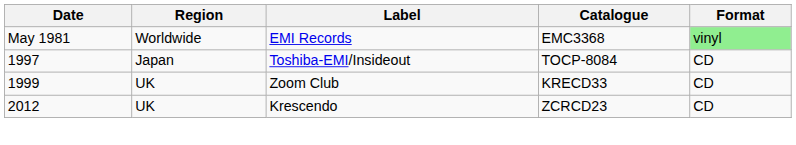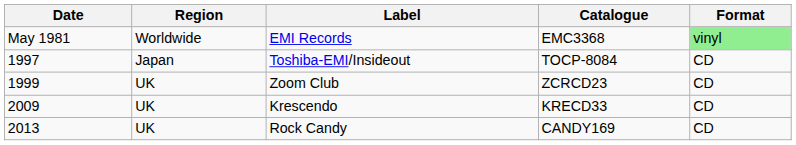(574, 83) KRECD33 -> (574, 83) ZCRCD23
(24, 106) 2012 -> (24, 106) 2009
(574, 106) ZCRCD23 -> (574, 106) KRECD33
+ row: (308, 128)
